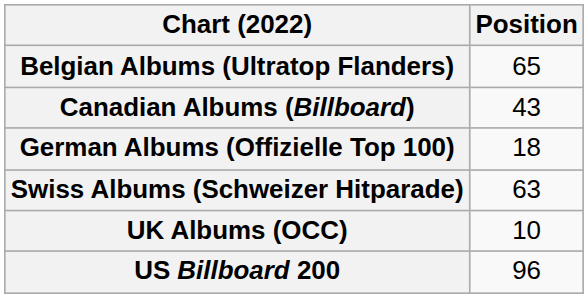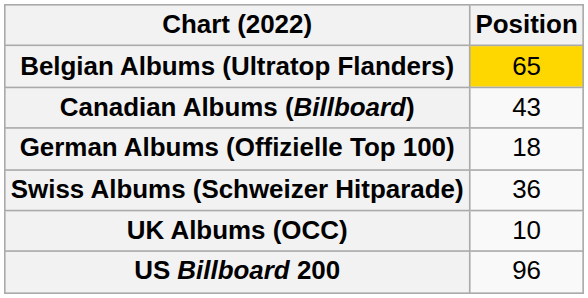(527, 66) no background -> (527, 66) gold background
(527, 189) 63 -> (527, 189) 36
